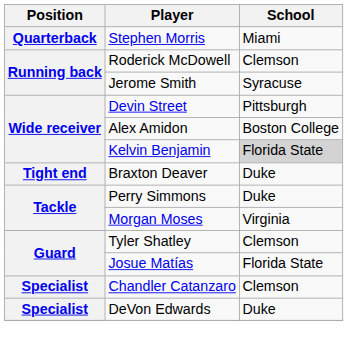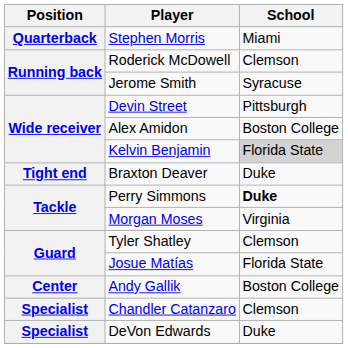(259, 196) normal -> (260, 196) bold
+ row: (144, 286)
